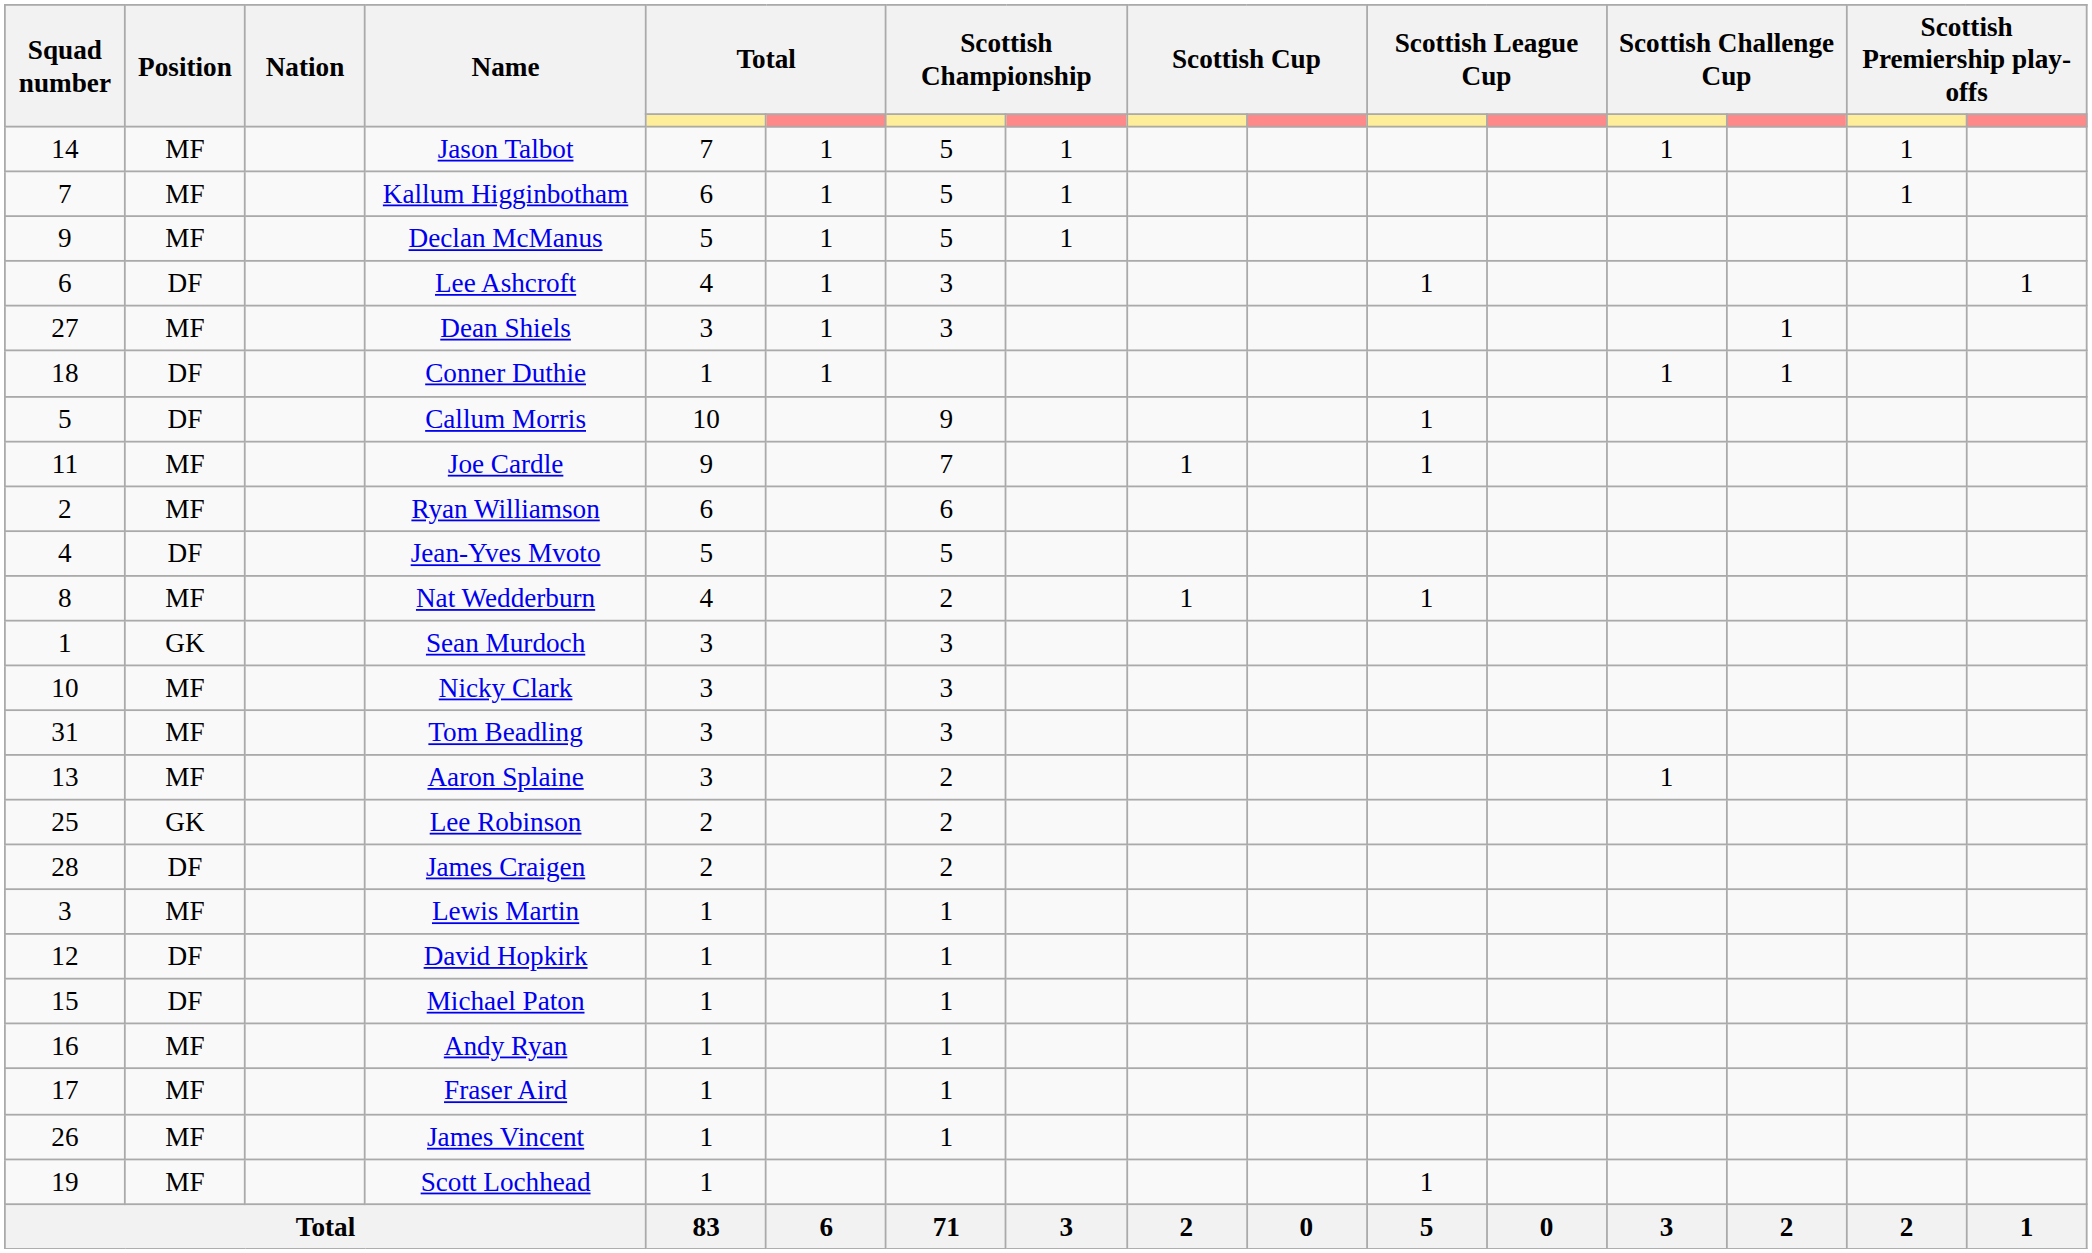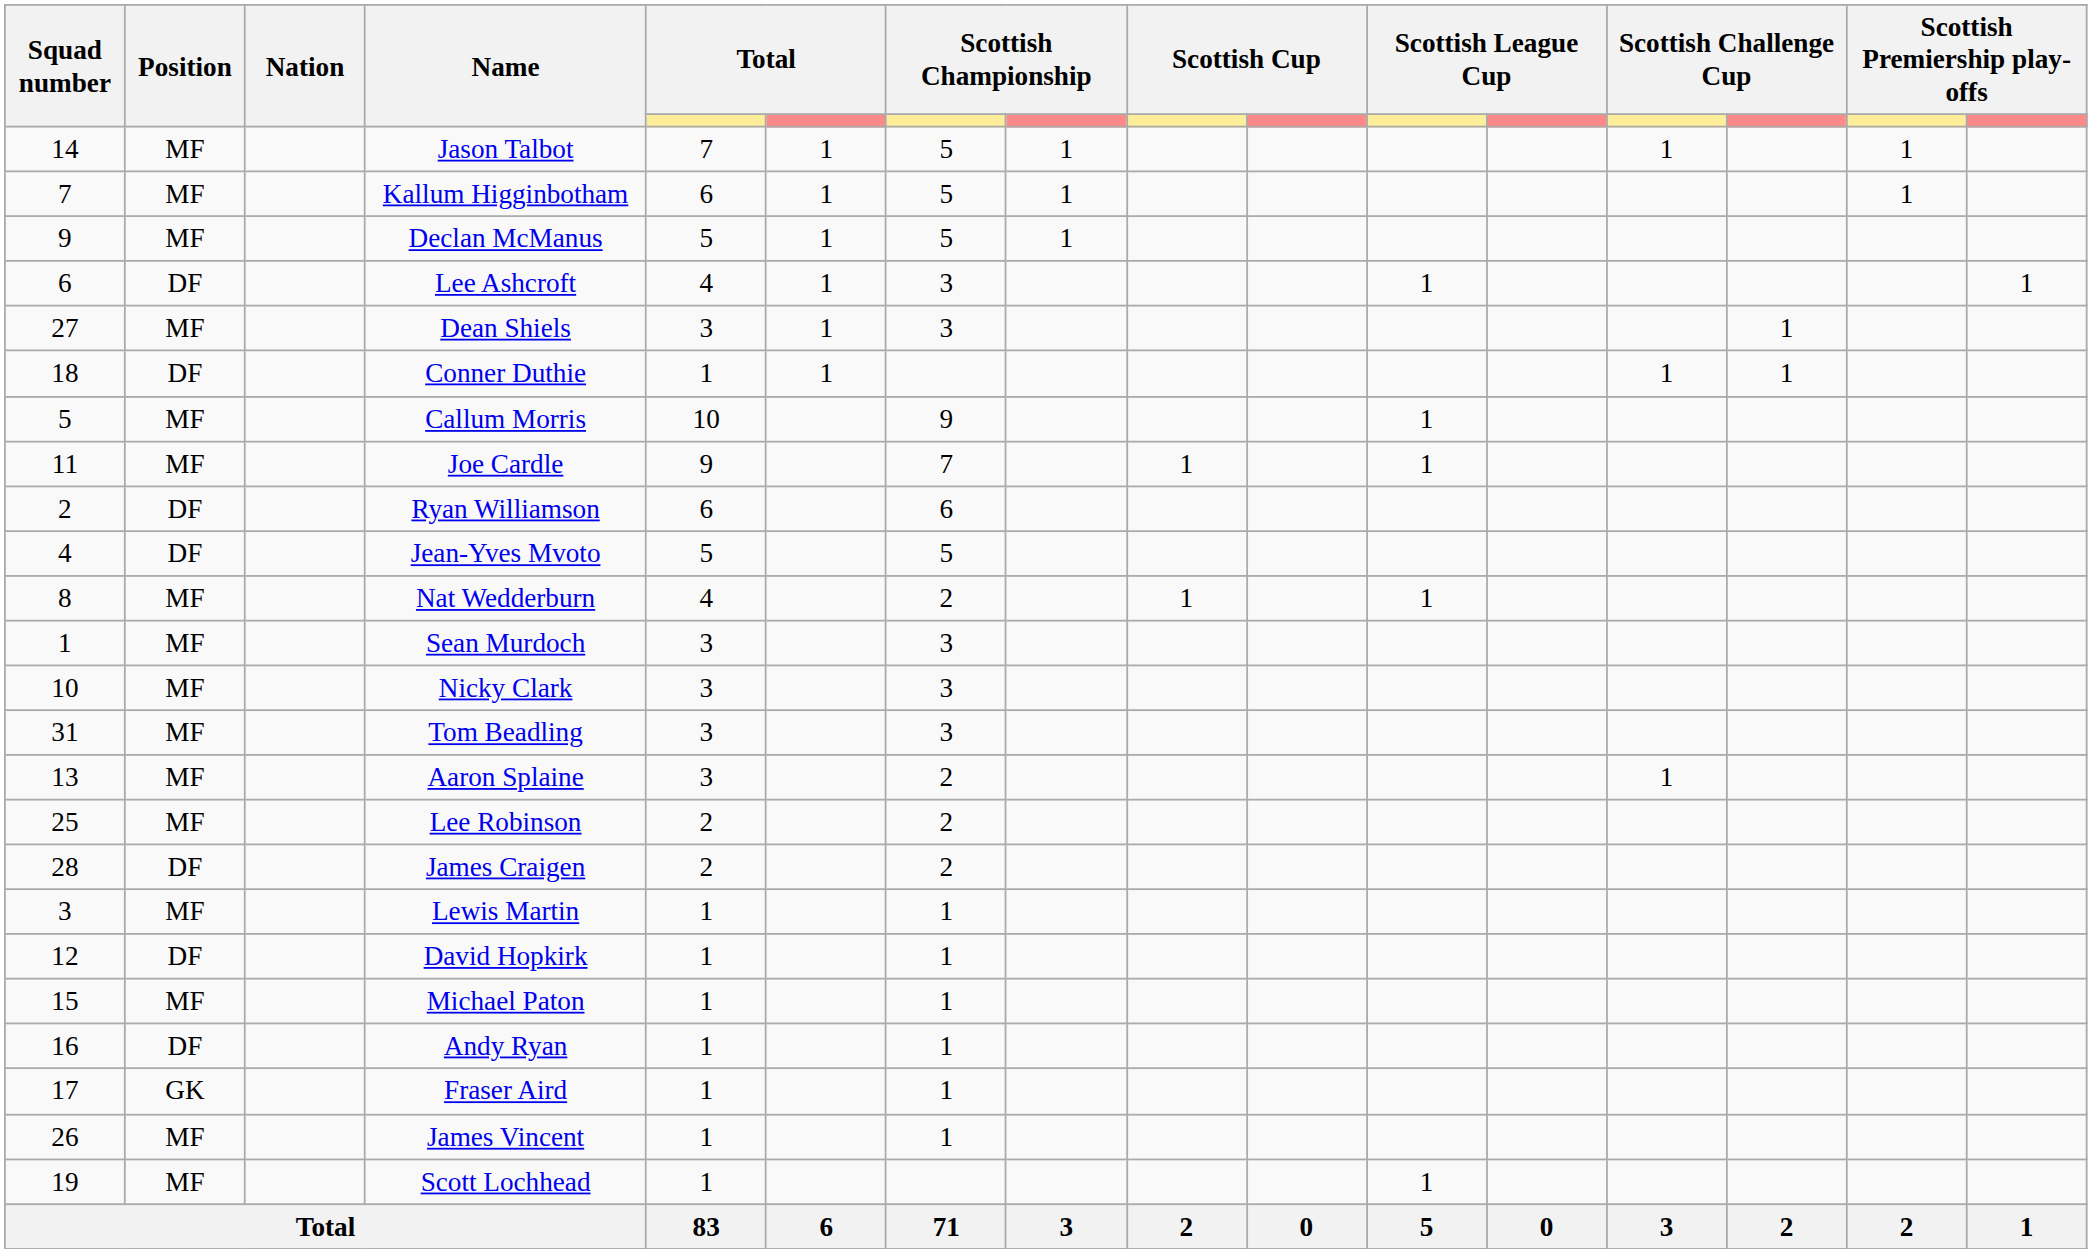(185, 418) DF -> (185, 418) MF
(185, 507) MF -> (185, 507) DF
(185, 642) GK -> (185, 642) MF
(185, 821) GK -> (185, 821) MF
(185, 1001) DF -> (185, 1001) MF
(185, 1046) MF -> (185, 1046) DF
(185, 1091) MF -> (185, 1091) GK
